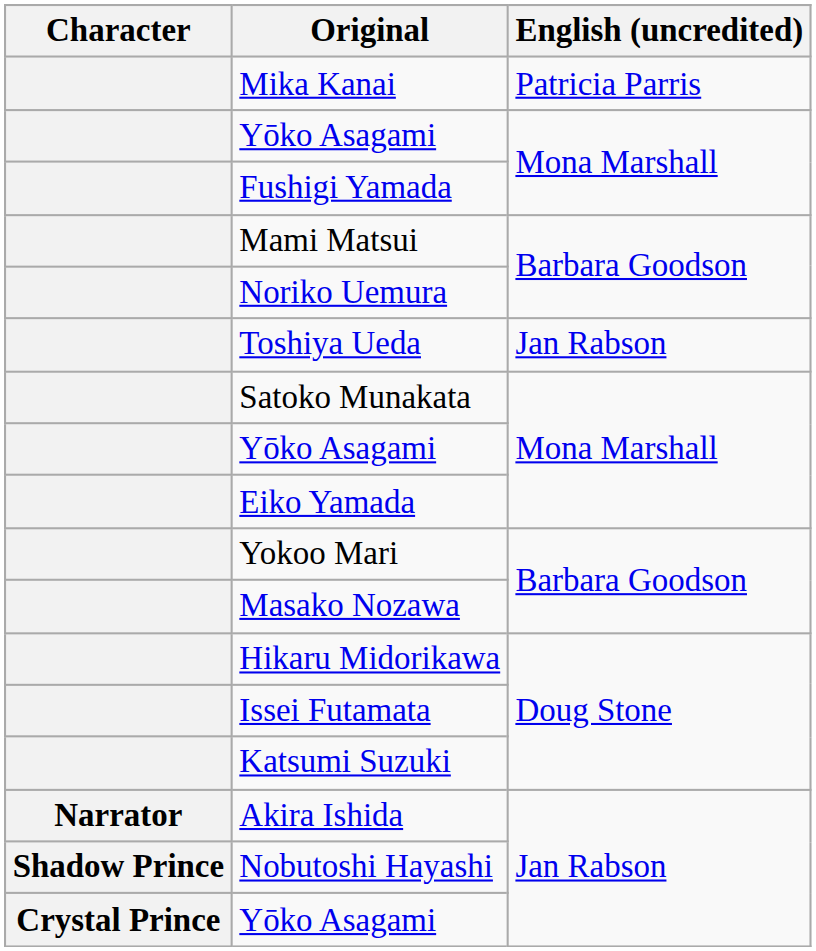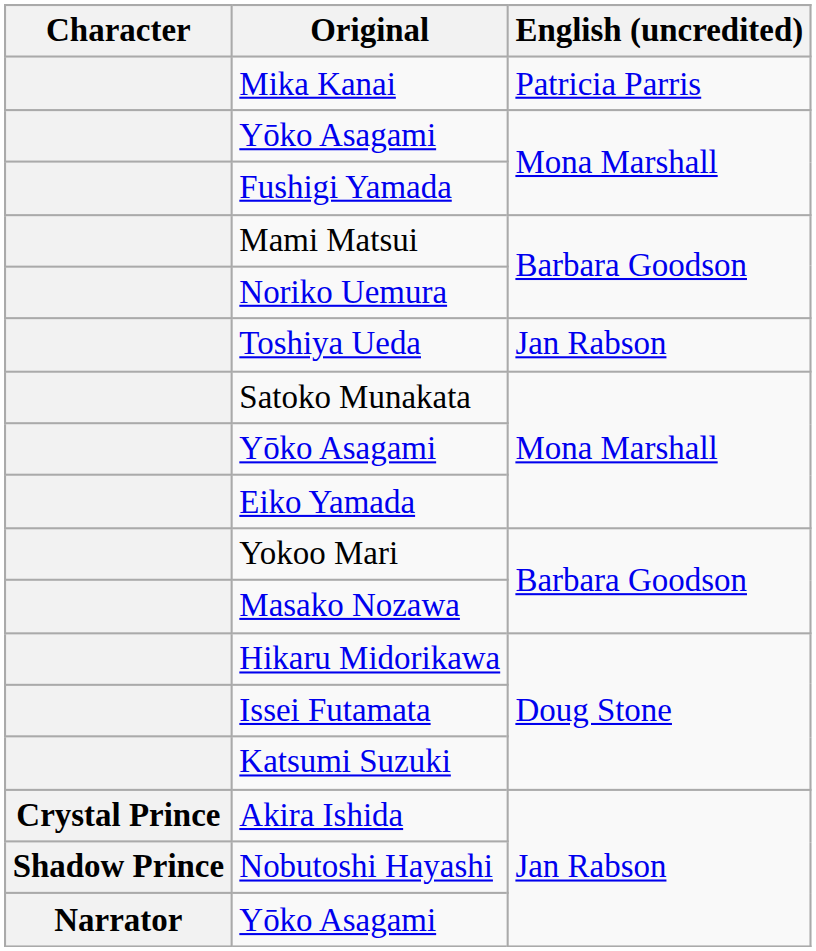(118, 814) Narrator -> (118, 814) Crystal Prince
(118, 919) Crystal Prince -> (118, 919) Narrator
